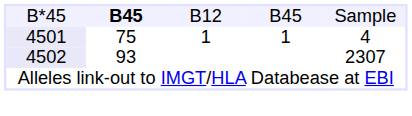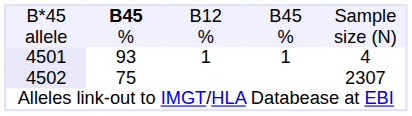+ row: (46, 36)
(126, 36) 75 -> (126, 57) 93
(126, 57) 93 -> (126, 78) 75
